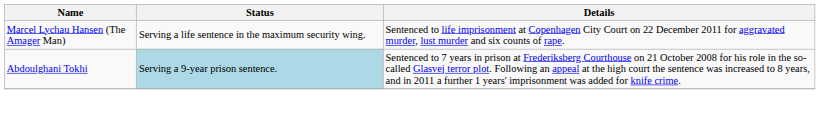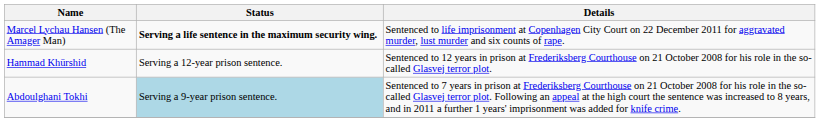(252, 35) normal -> (258, 35) bold
+ row: (46, 63)
